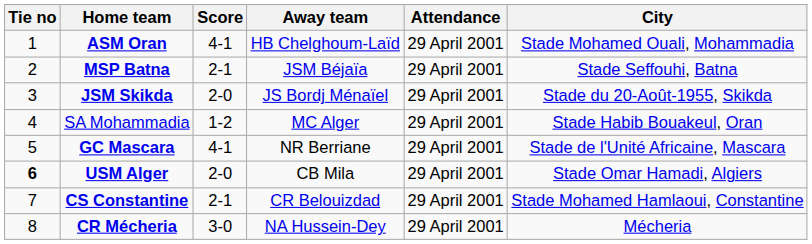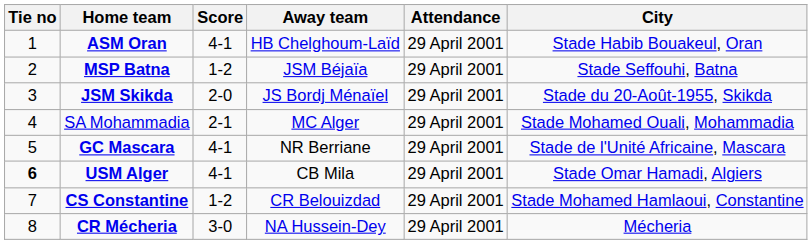(657, 43) Stade Mohamed Ouali, Mohammadia -> (657, 43) Stade Habib Bouakeul, Oran
(220, 69) 2-1 -> (220, 69) 1-2
(220, 122) 1-2 -> (220, 122) 2-1
(657, 122) Stade Habib Bouakeul, Oran -> (657, 122) Stade Mohamed Ouali, Mohammadia
(220, 174) 2-0 -> (220, 174) 4-1
(220, 200) 2-1 -> (220, 200) 1-2
